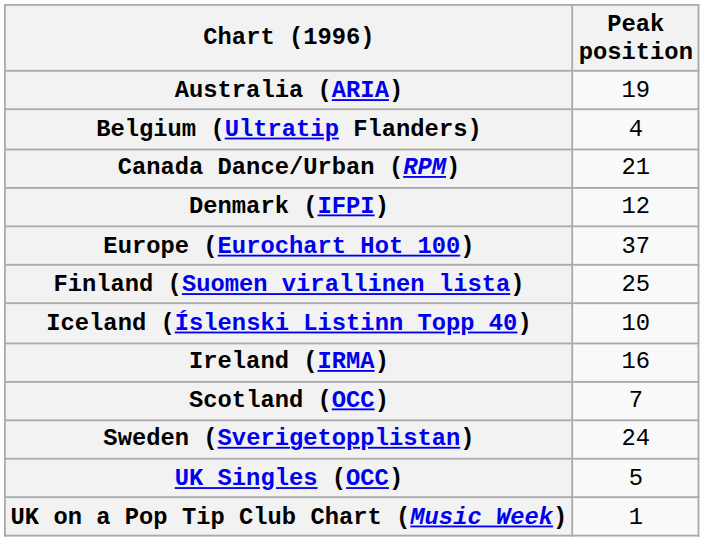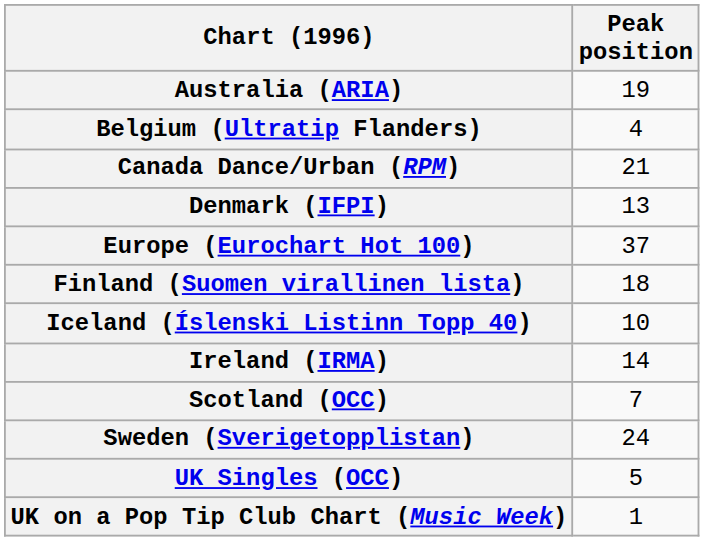(636, 207) 12 -> (636, 207) 13
(636, 284) 25 -> (636, 284) 18
(636, 362) 16 -> (636, 362) 14
